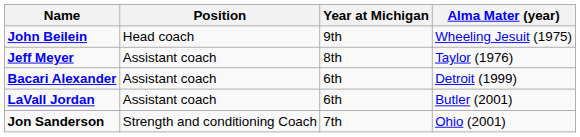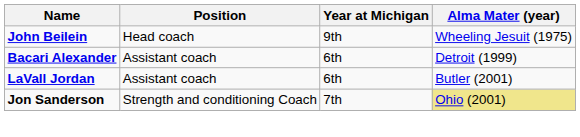- row: (41, 58)
(470, 121) no background -> (470, 100) khaki background
